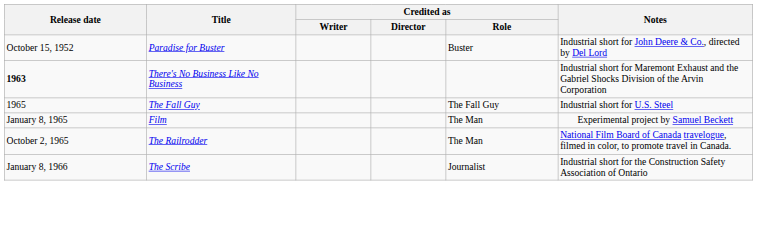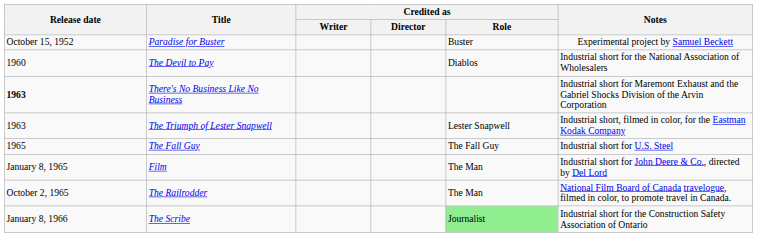(650, 47) Industrial short for John Deere & Co., directed by Del Lord -> (655, 42) Experimental project by Samuel Beckett
+ row: (181, 63)
+ row: (210, 126)
(655, 120) Experimental project by Samuel Beckett -> (650, 167) Industrial short for John Deere & Co., directed by Del Lord
(467, 167) no background -> (467, 219) lightgreen background
